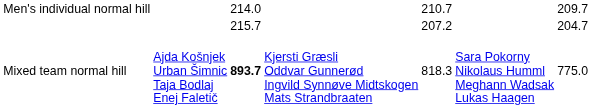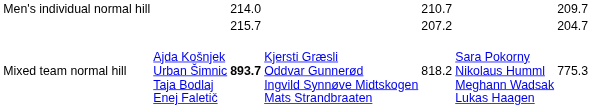(437, 70) 818.3 -> (437, 70) 818.2
(573, 70) 775.0 -> (573, 70) 775.3
